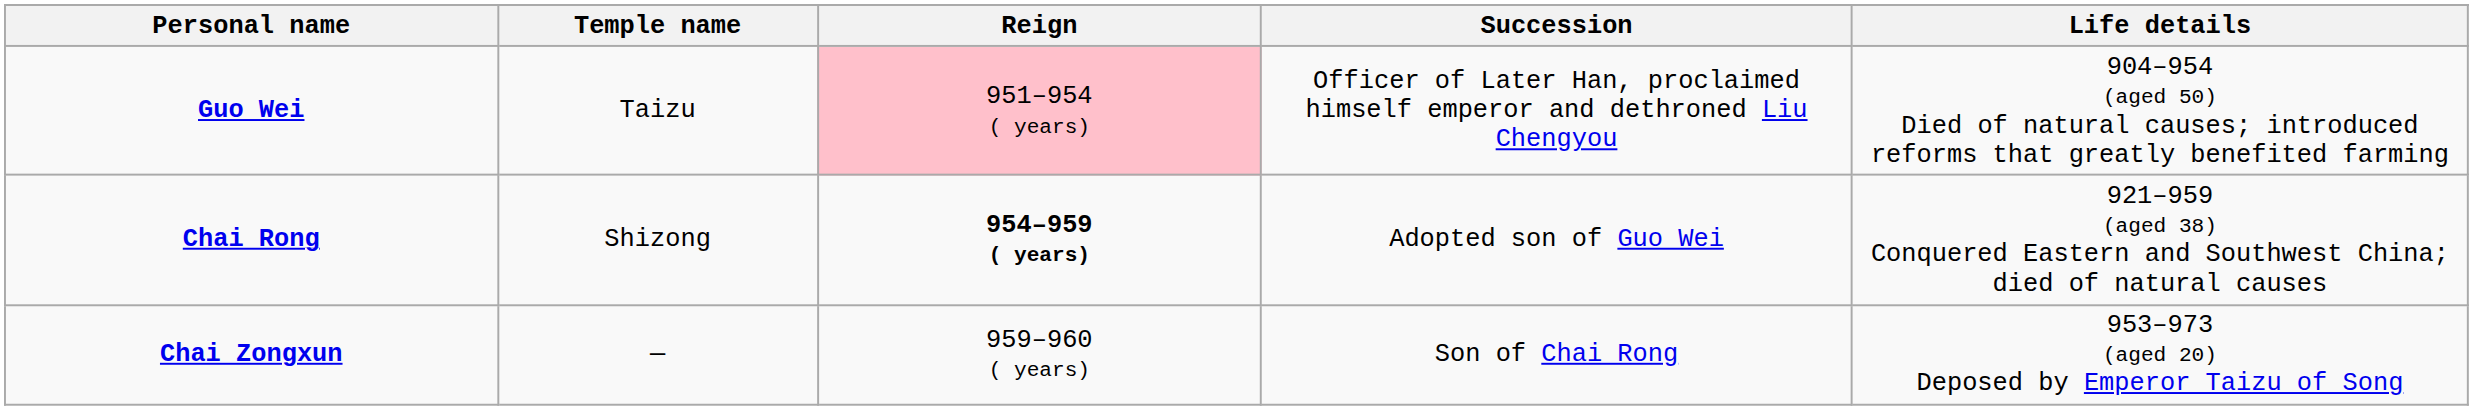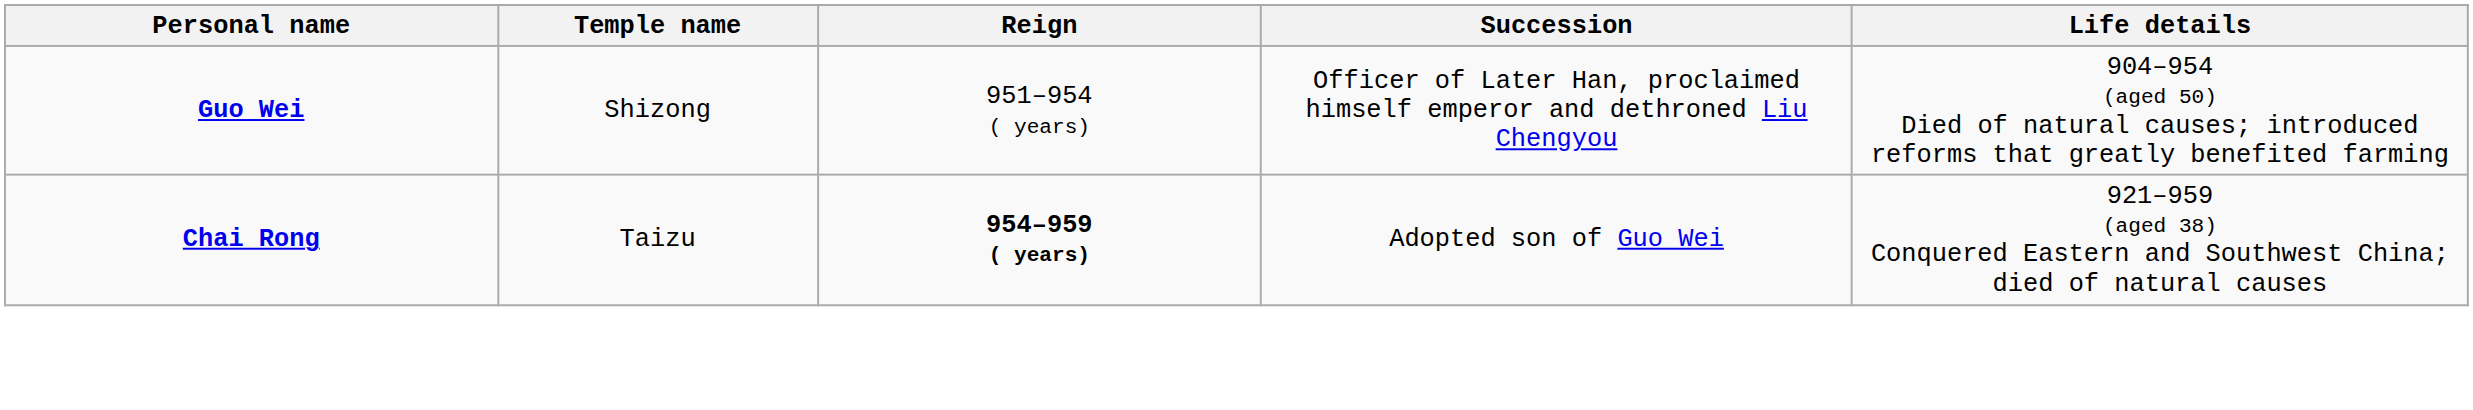(658, 111) Taizu -> (658, 111) Shizong
(1039, 110) pink background -> (1039, 110) no background
(658, 240) Shizong -> (658, 240) Taizu
- row: (251, 354)
